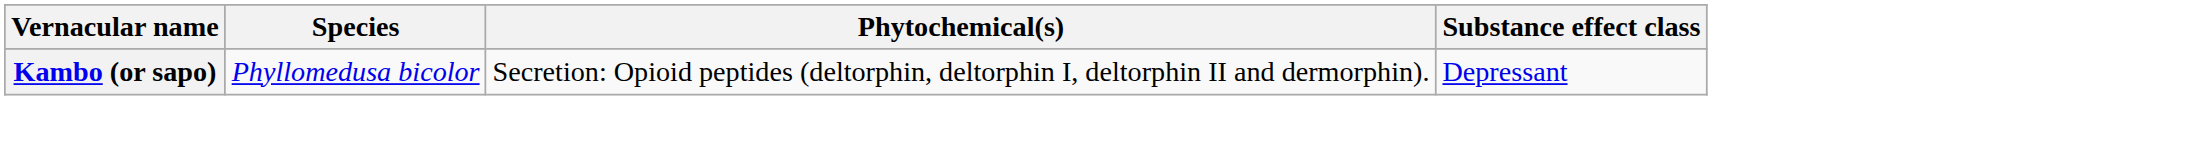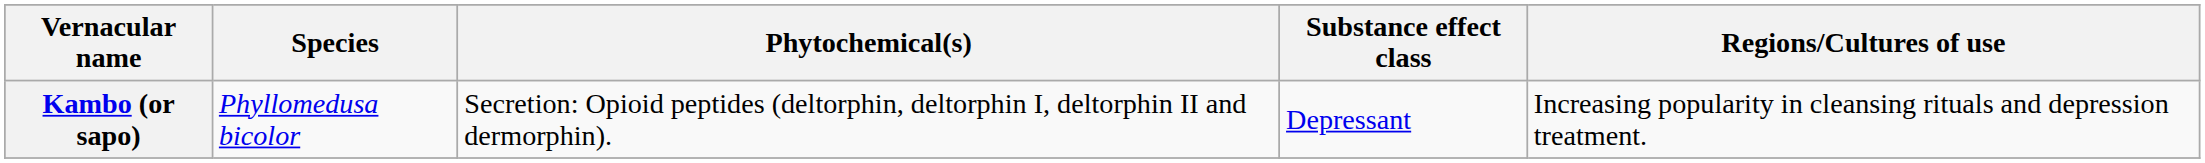+ column: (1863, 42)
